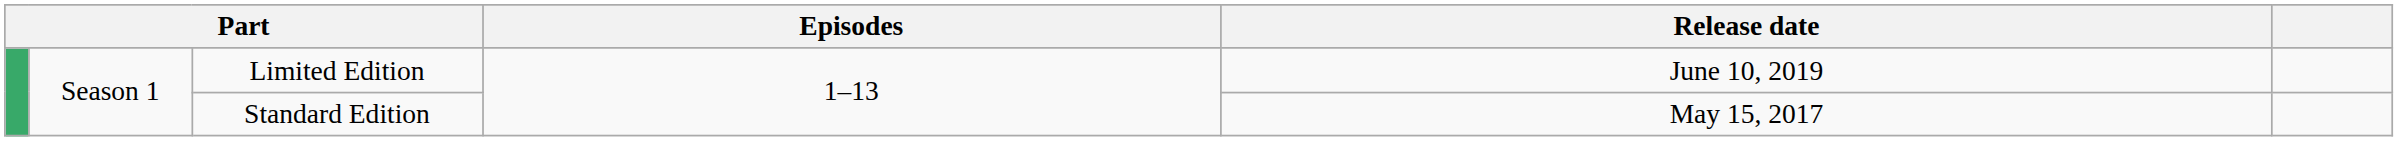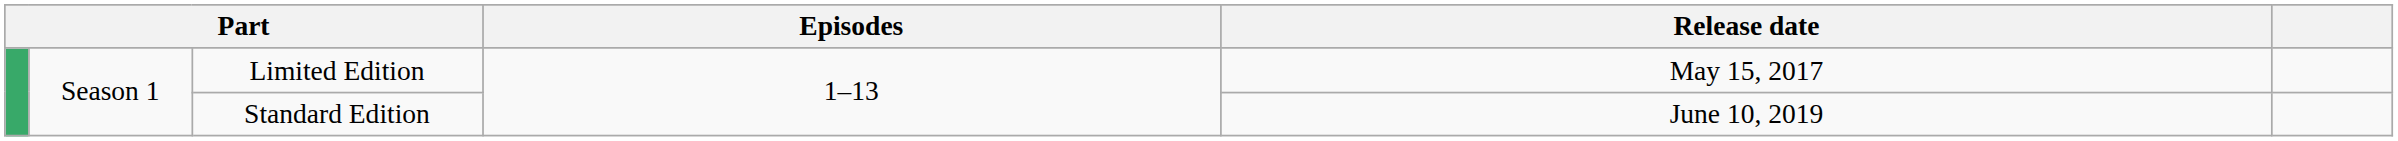(1746, 69) June 10, 2019 -> (1746, 69) May 15, 2017
(1746, 113) May 15, 2017 -> (1746, 113) June 10, 2019
